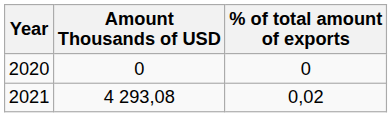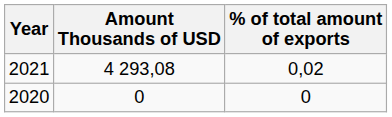rows swapped: (29, 68) <-> (29, 97)
